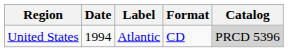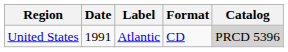(98, 36) 1994 -> (98, 36) 1991
